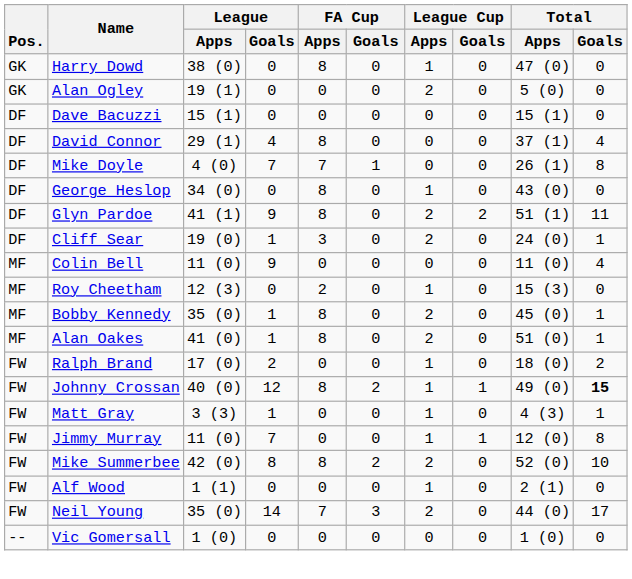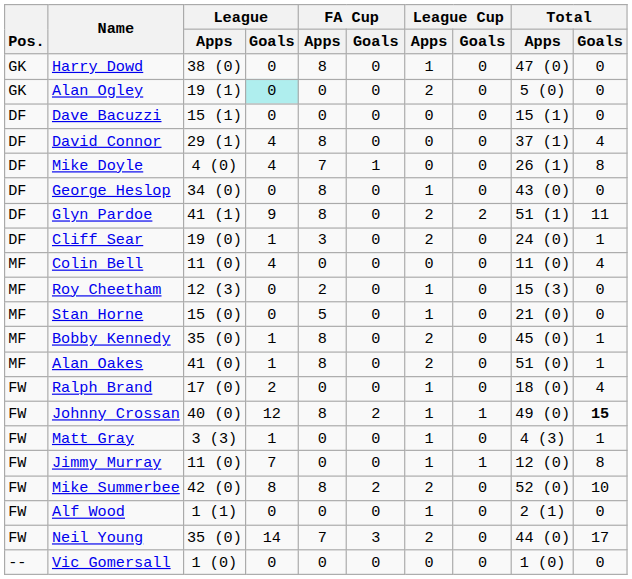(272, 91) no background -> (272, 91) paleturquoise background
(272, 166) 7 -> (272, 166) 4
(272, 265) 9 -> (272, 265) 4
+ row: (98, 314)
(600, 364) 2 -> (600, 389) 4
